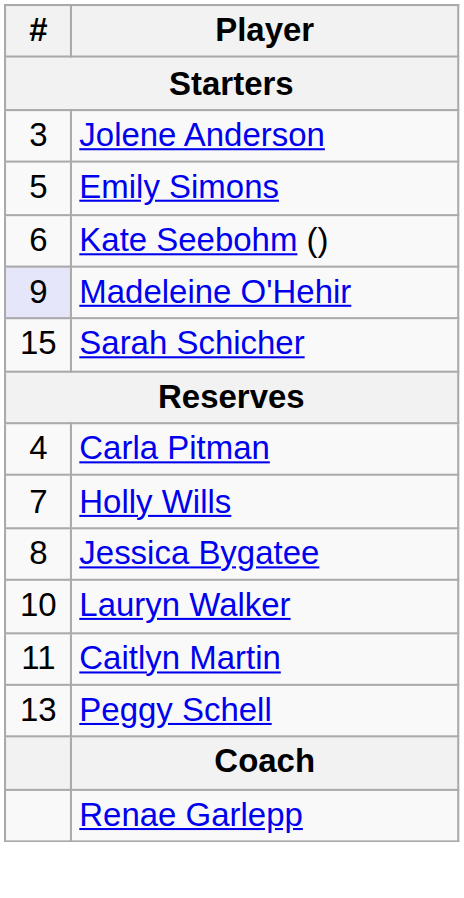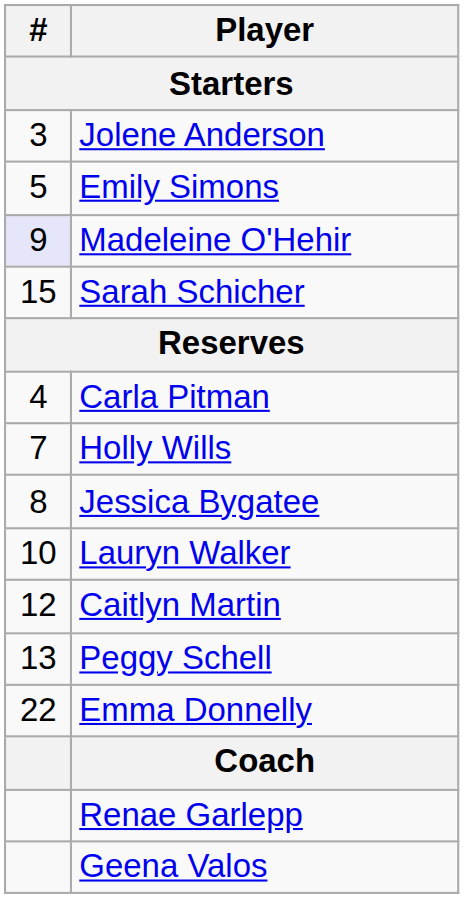- row: (204, 239)
(38, 657) 11 -> (38, 605) 12
+ row: (196, 710)
+ row: (173, 866)
